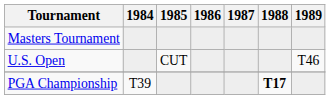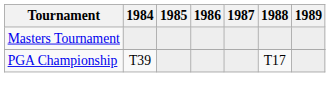- row: (36, 61)
(275, 83) bold -> (275, 61) normal
